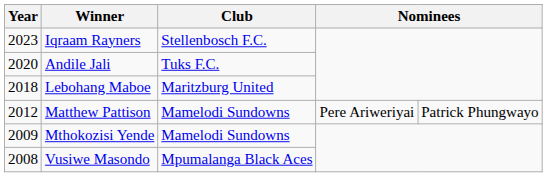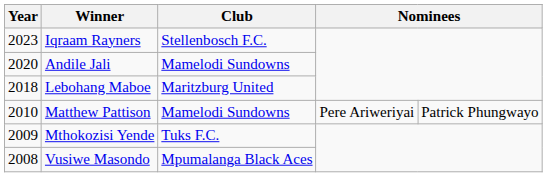(190, 64) Tuks F.C. -> (225, 64) Mamelodi Sundowns
(23, 111) 2012 -> (23, 111) 2010
(225, 135) Mamelodi Sundowns -> (190, 135) Tuks F.C.
